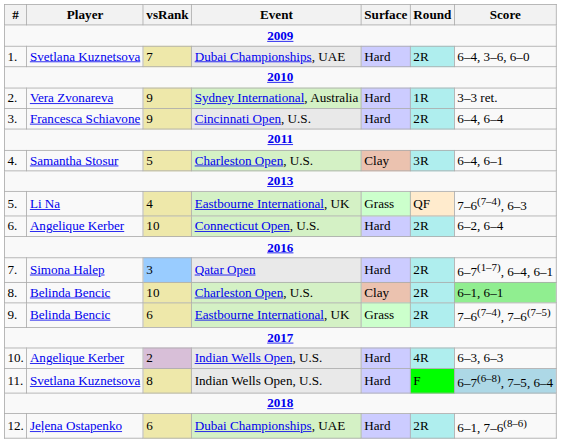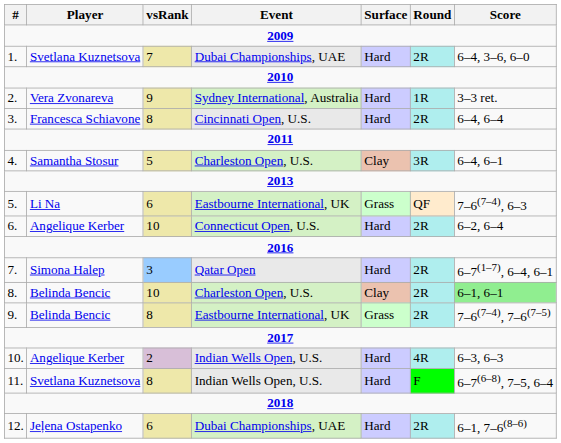(150, 118) 9 -> (150, 118) 8
(150, 203) 4 -> (150, 203) 6
(150, 315) 6 -> (150, 315) 8
(505, 381) lightblue background -> (505, 381) no background
